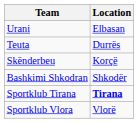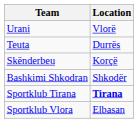(109, 28) Elbasan -> (104, 28) Vlorë
(104, 110) Vlorë -> (109, 110) Elbasan
